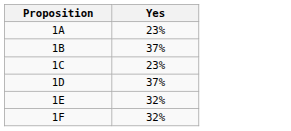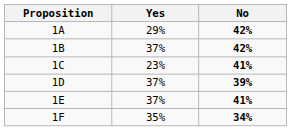+ column: (243, 13)
(156, 30) 23% -> (156, 30) 29%
(156, 100) 32% -> (156, 100) 37%
(156, 117) 32% -> (156, 117) 35%
